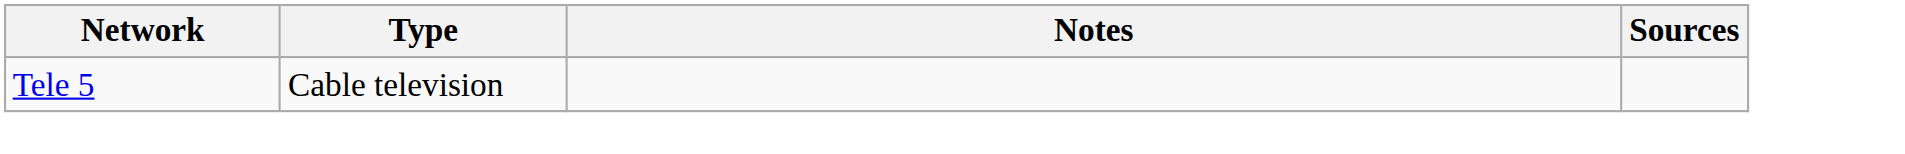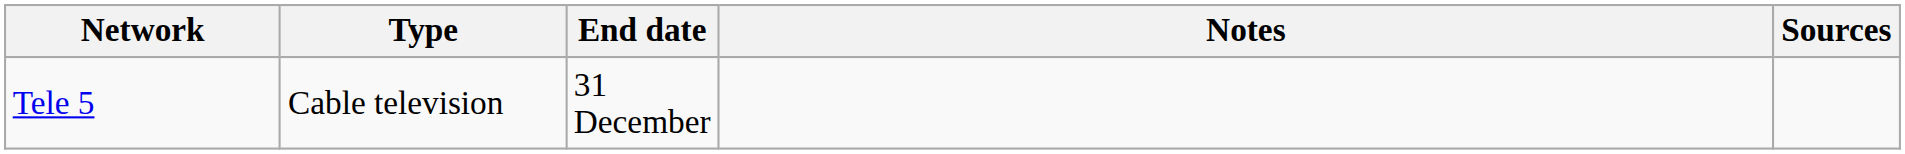+ column: (642, 30)
